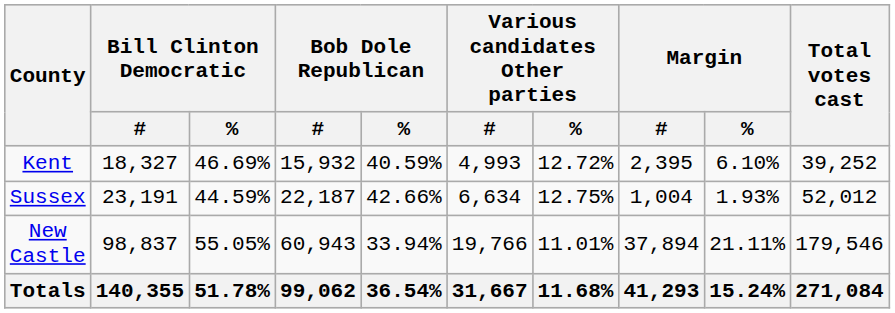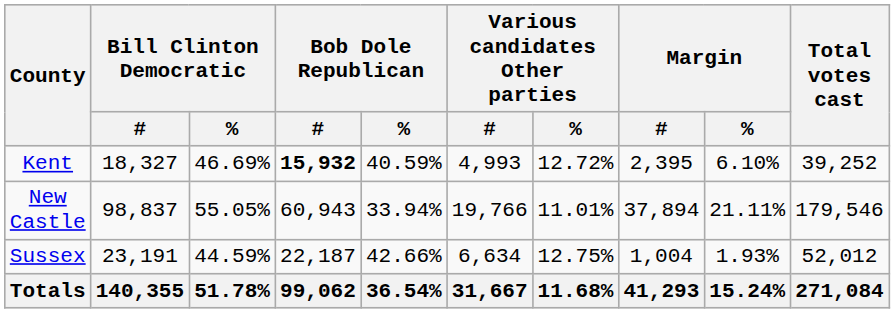(318, 164) normal -> (318, 164) bold
rows swapped: (48, 244) <-> (48, 198)
